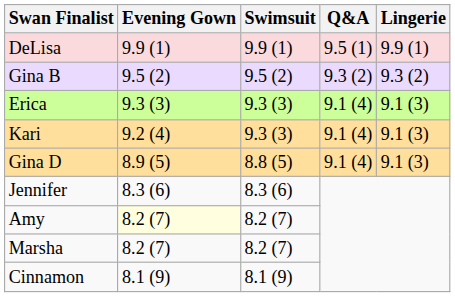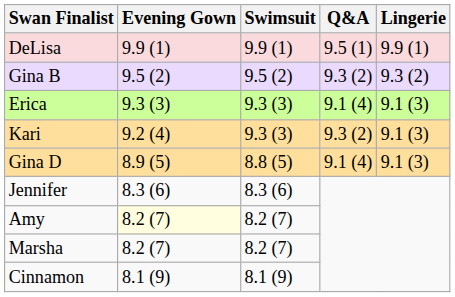(348, 133) 9.1 (4) -> (348, 133) 9.3 (2)
